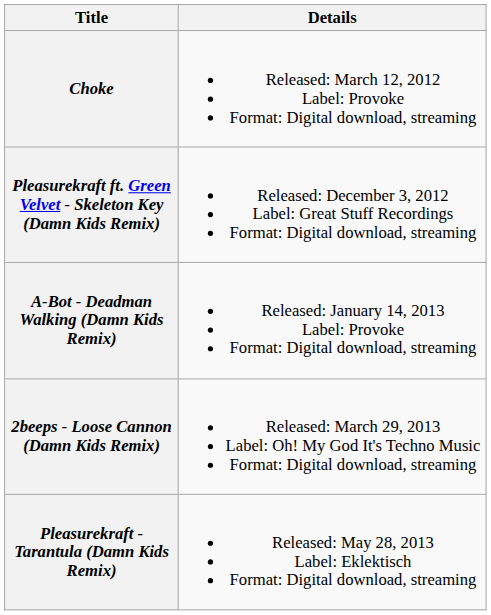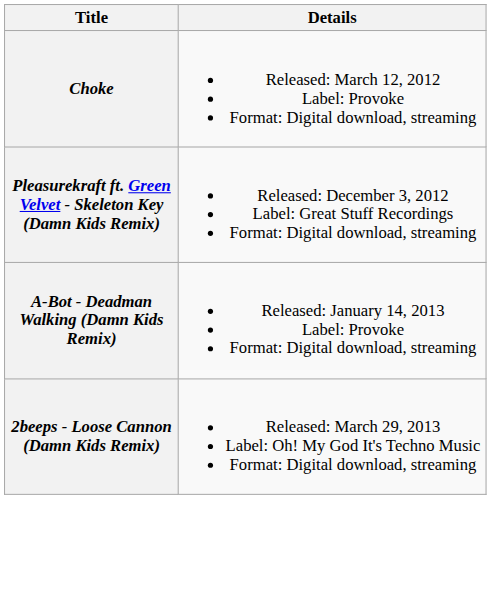- row: (92, 552)
